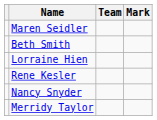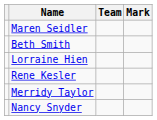rows swapped: (47, 92) <-> (52, 108)
